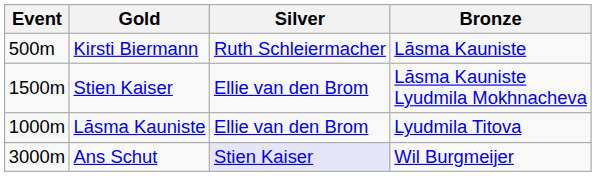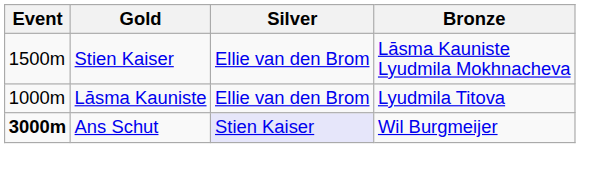- row: (136, 48)
(37, 156) normal -> (37, 127) bold
